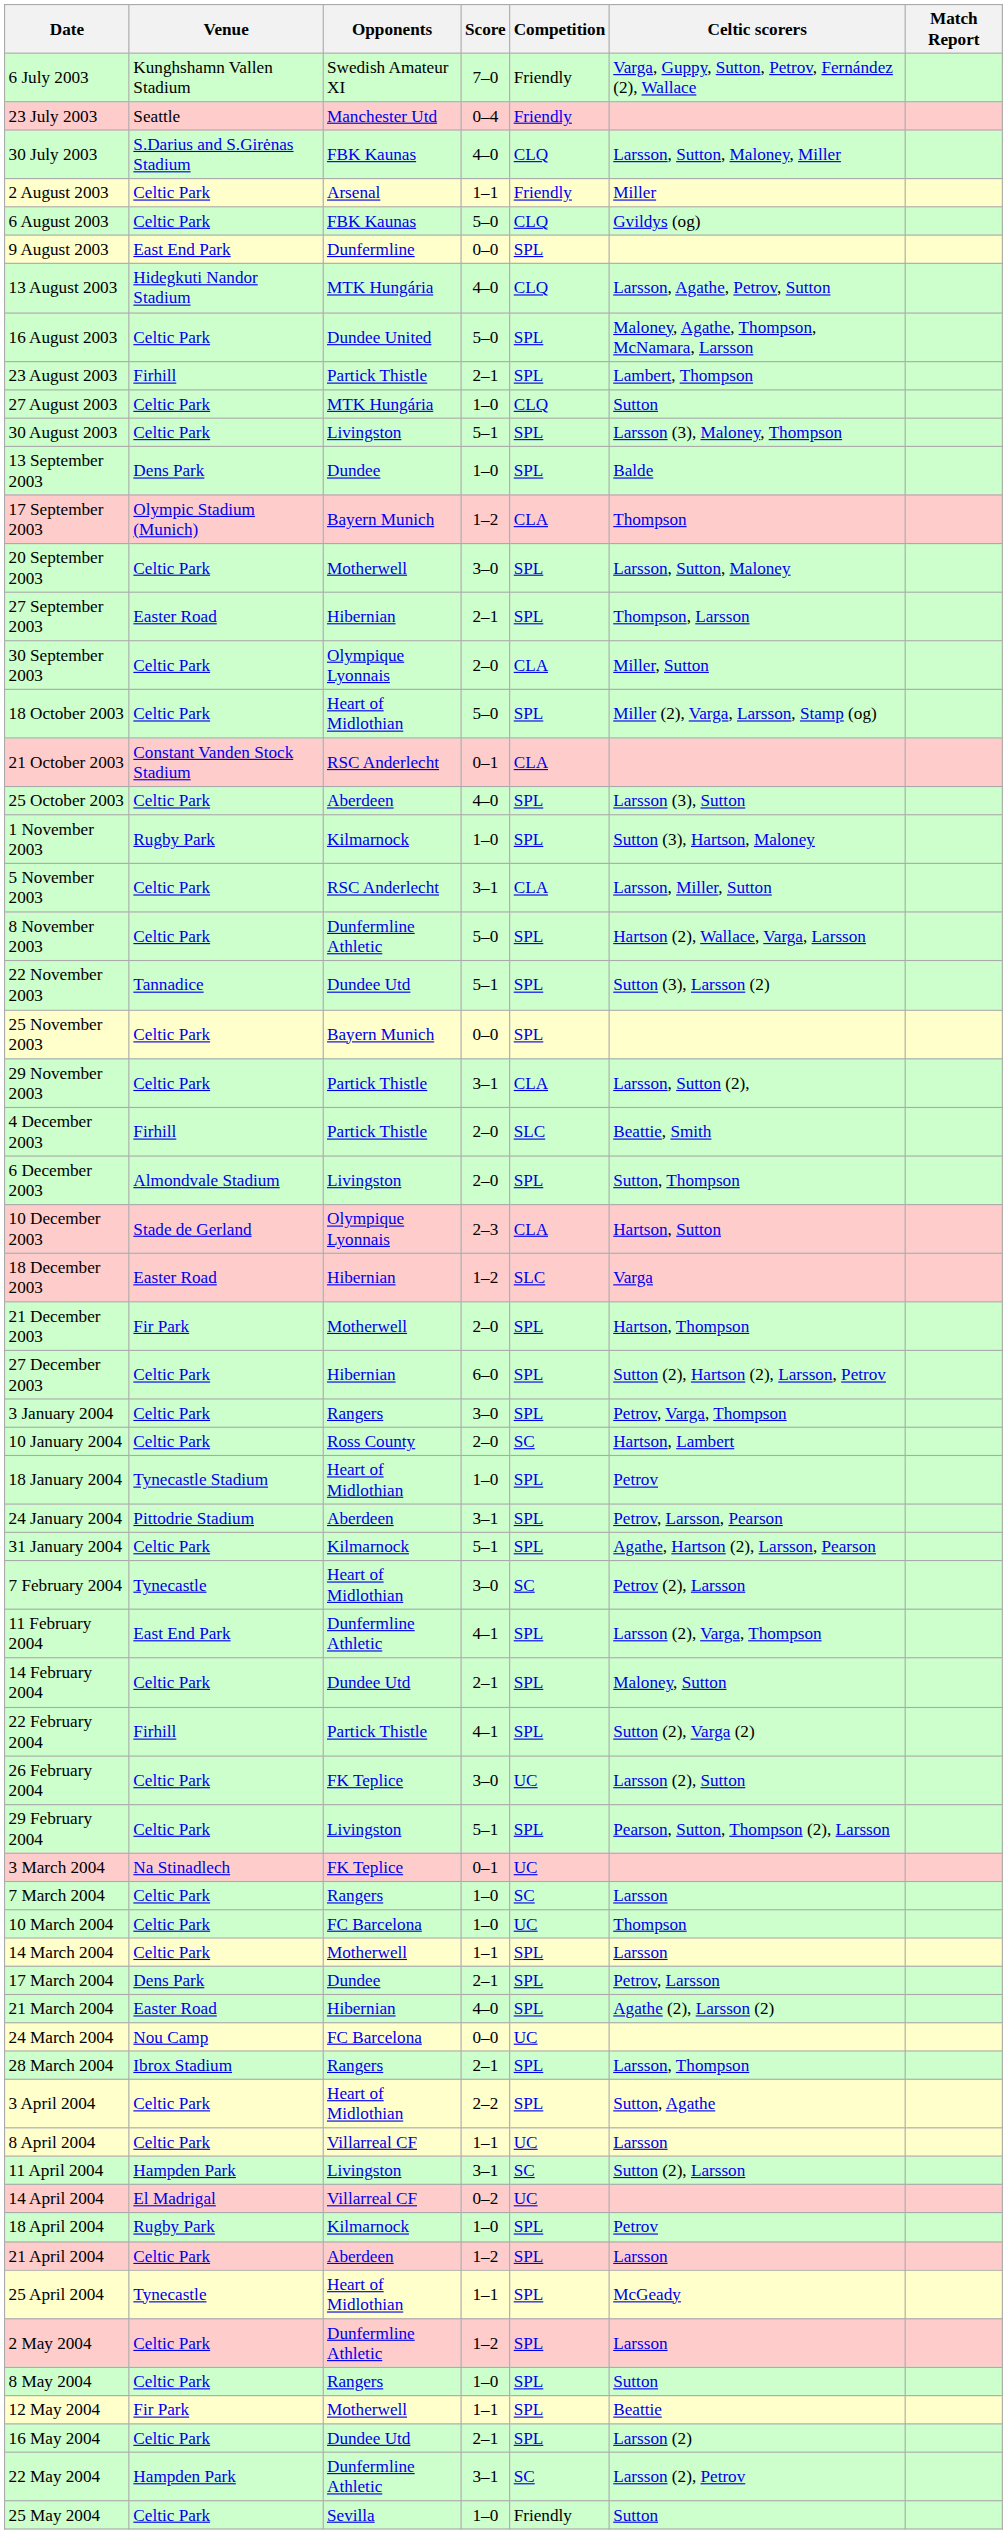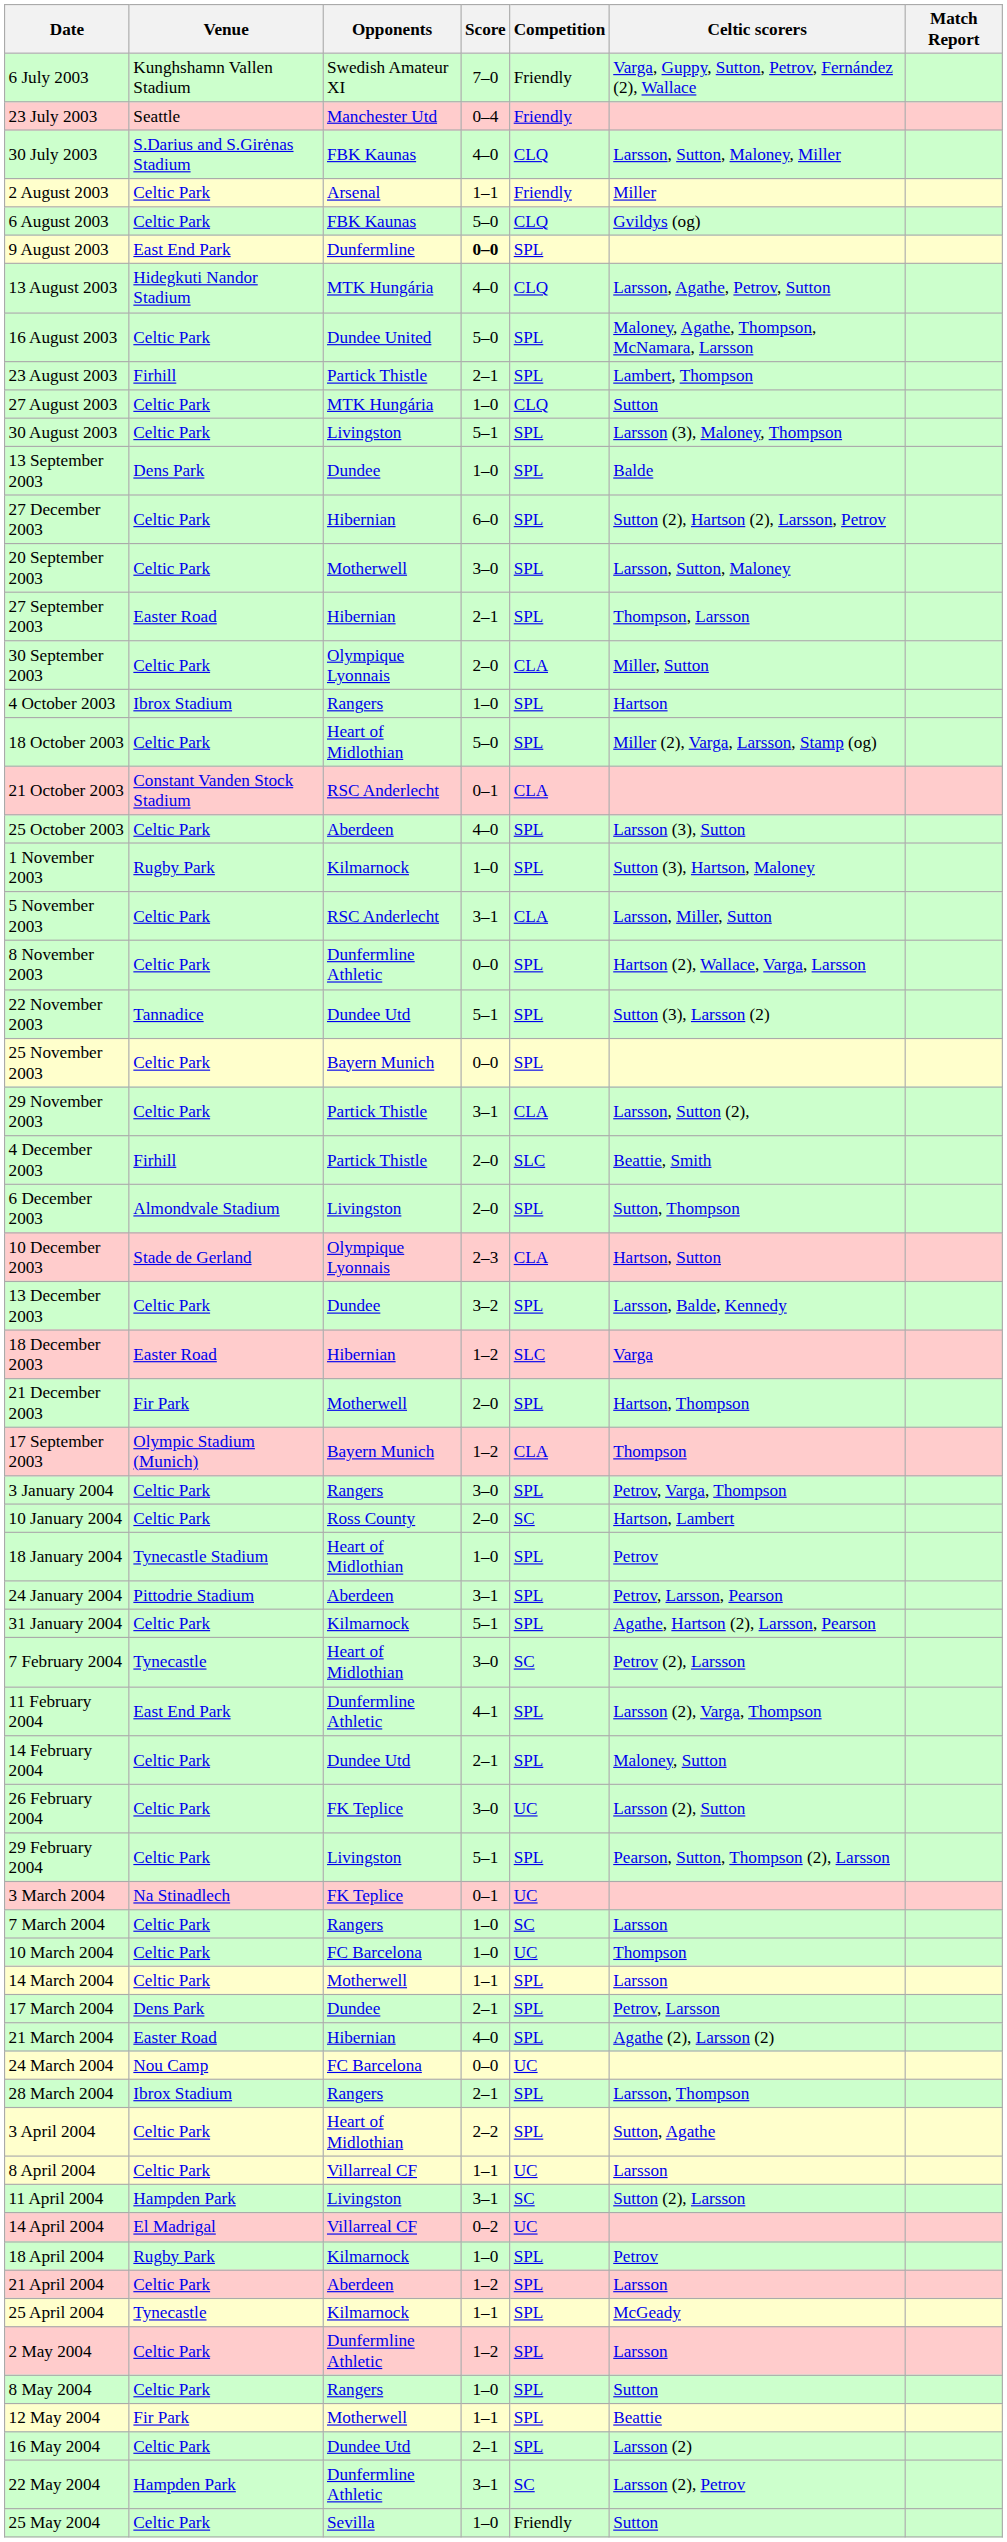(485, 249) normal -> (485, 249) bold
rows swapped: (56, 519) <-> (55, 1374)
+ row: (62, 703)
(485, 936) 5–0 -> (485, 965) 0–0
+ row: (55, 1305)
- row: (50, 1731)
(365, 2294) Heart of Midlothian -> (368, 2312) Kilmarnock
